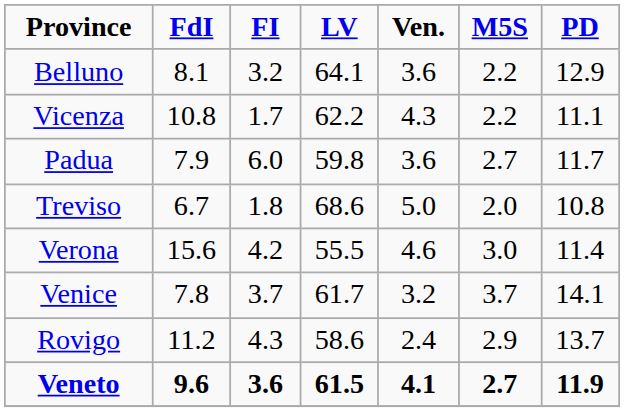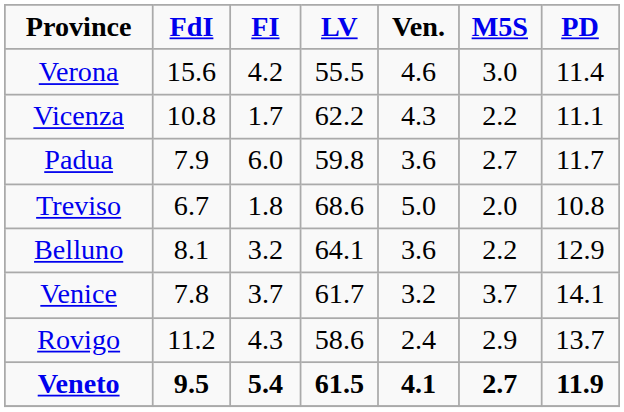rows swapped: (79, 250) <-> (79, 71)
(191, 384) 9.6 -> (191, 384) 9.5
(265, 384) 3.6 -> (265, 384) 5.4
